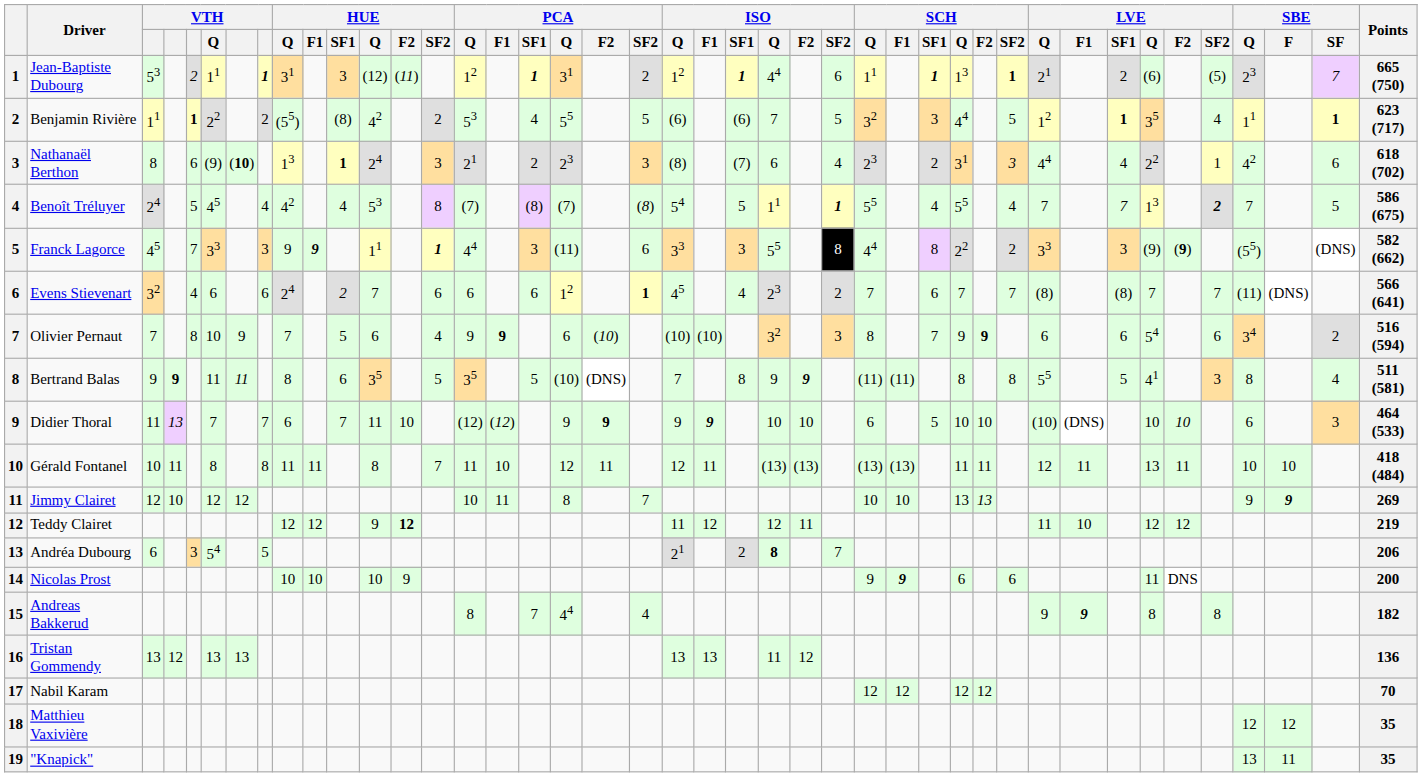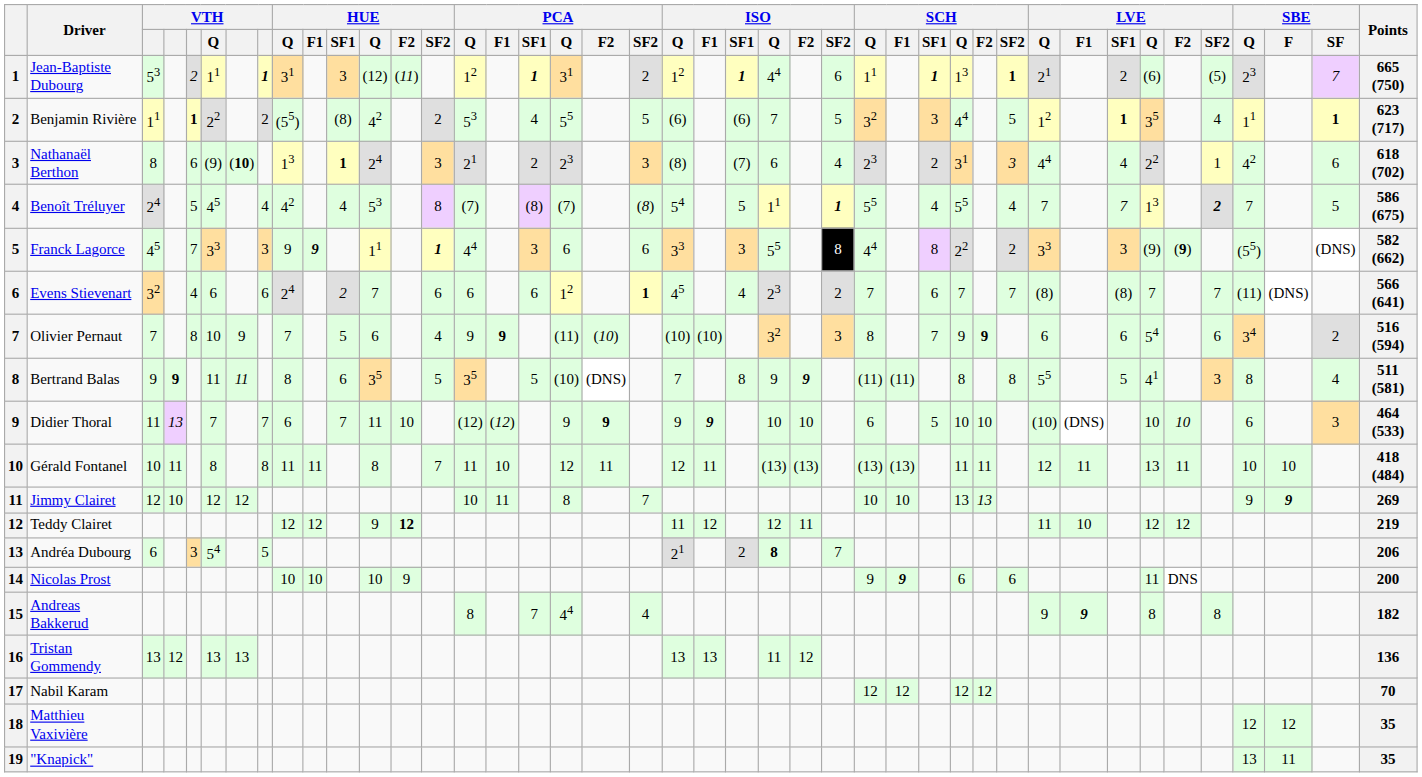(566, 249) (11) -> (566, 249) 6
(566, 336) 6 -> (566, 336) (11)
